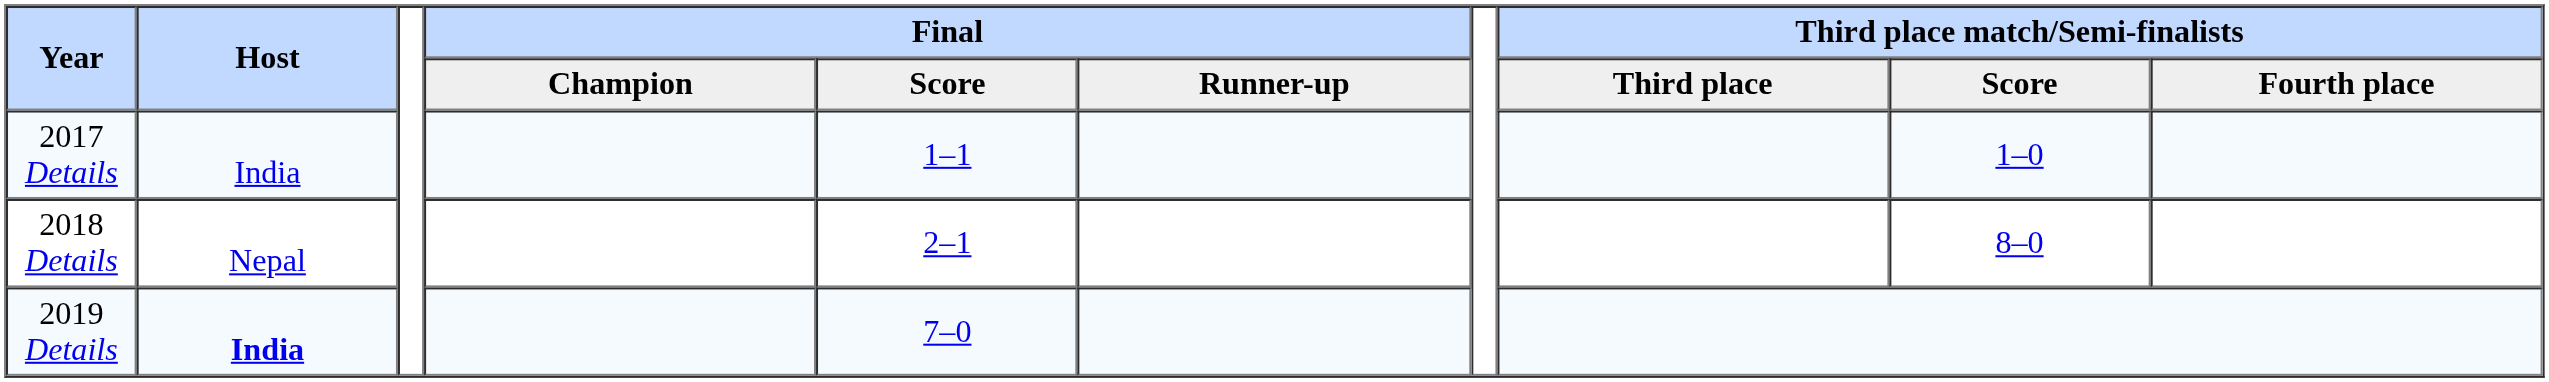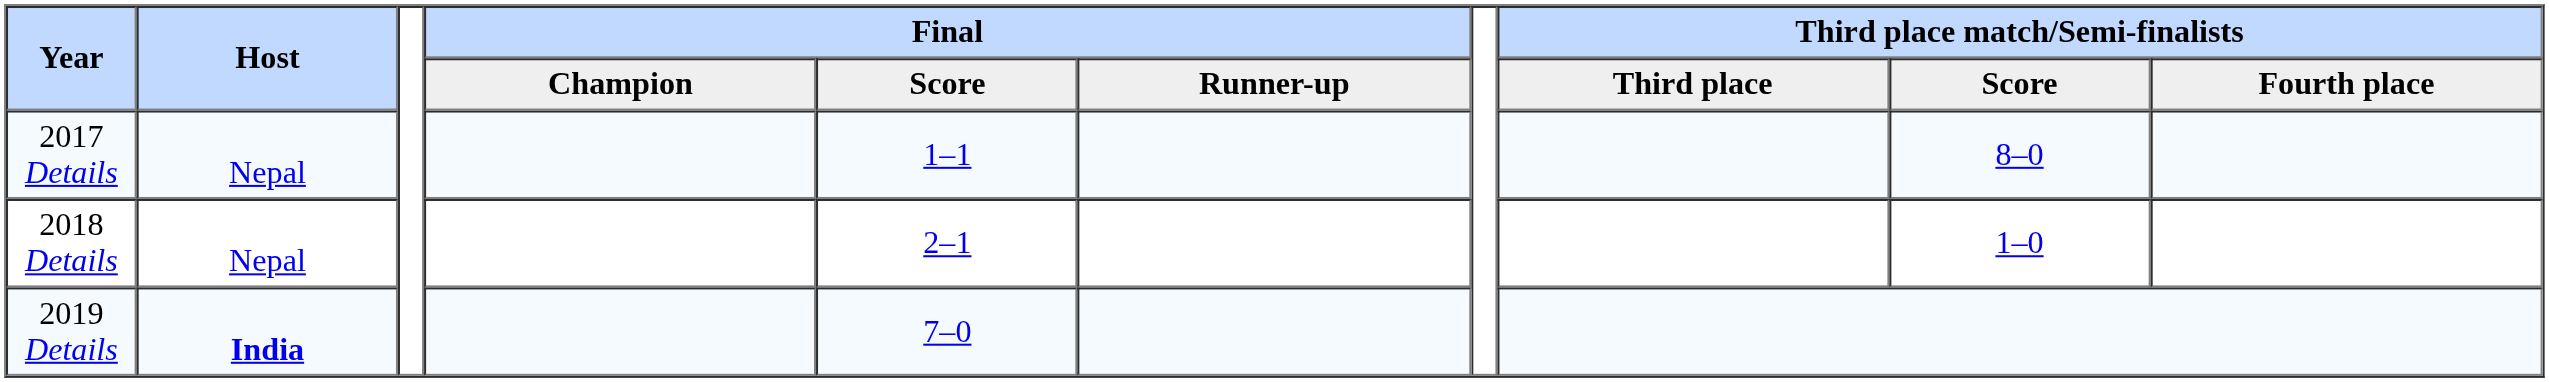(267, 172) India -> (267, 172) Nepal
(2020, 154) 1–0 -> (2020, 154) 8–0
(2020, 242) 8–0 -> (2020, 242) 1–0
